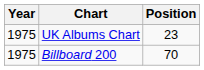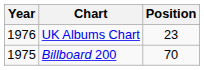(22, 34) 1975 -> (22, 34) 1976
